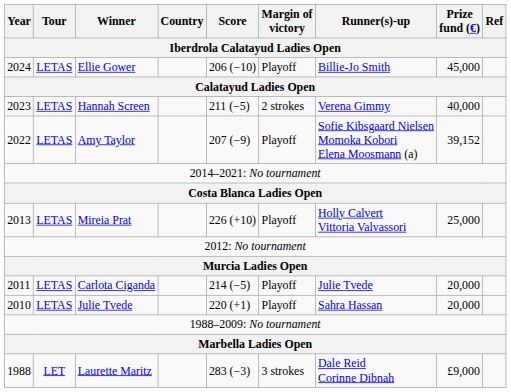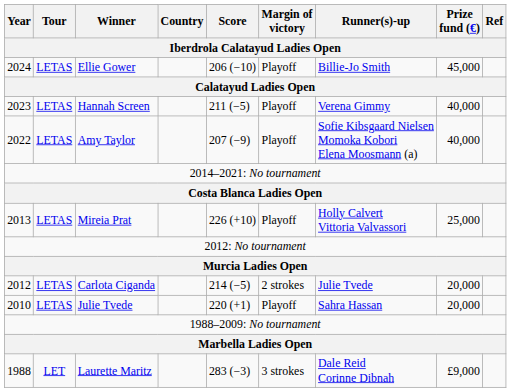(283, 106) 2 strokes -> (279, 106) Playoff
(464, 140) 39,152 -> (464, 140) 40,000
(19, 285) 2011 -> (19, 285) 2012
(279, 285) Playoff -> (283, 285) 2 strokes
